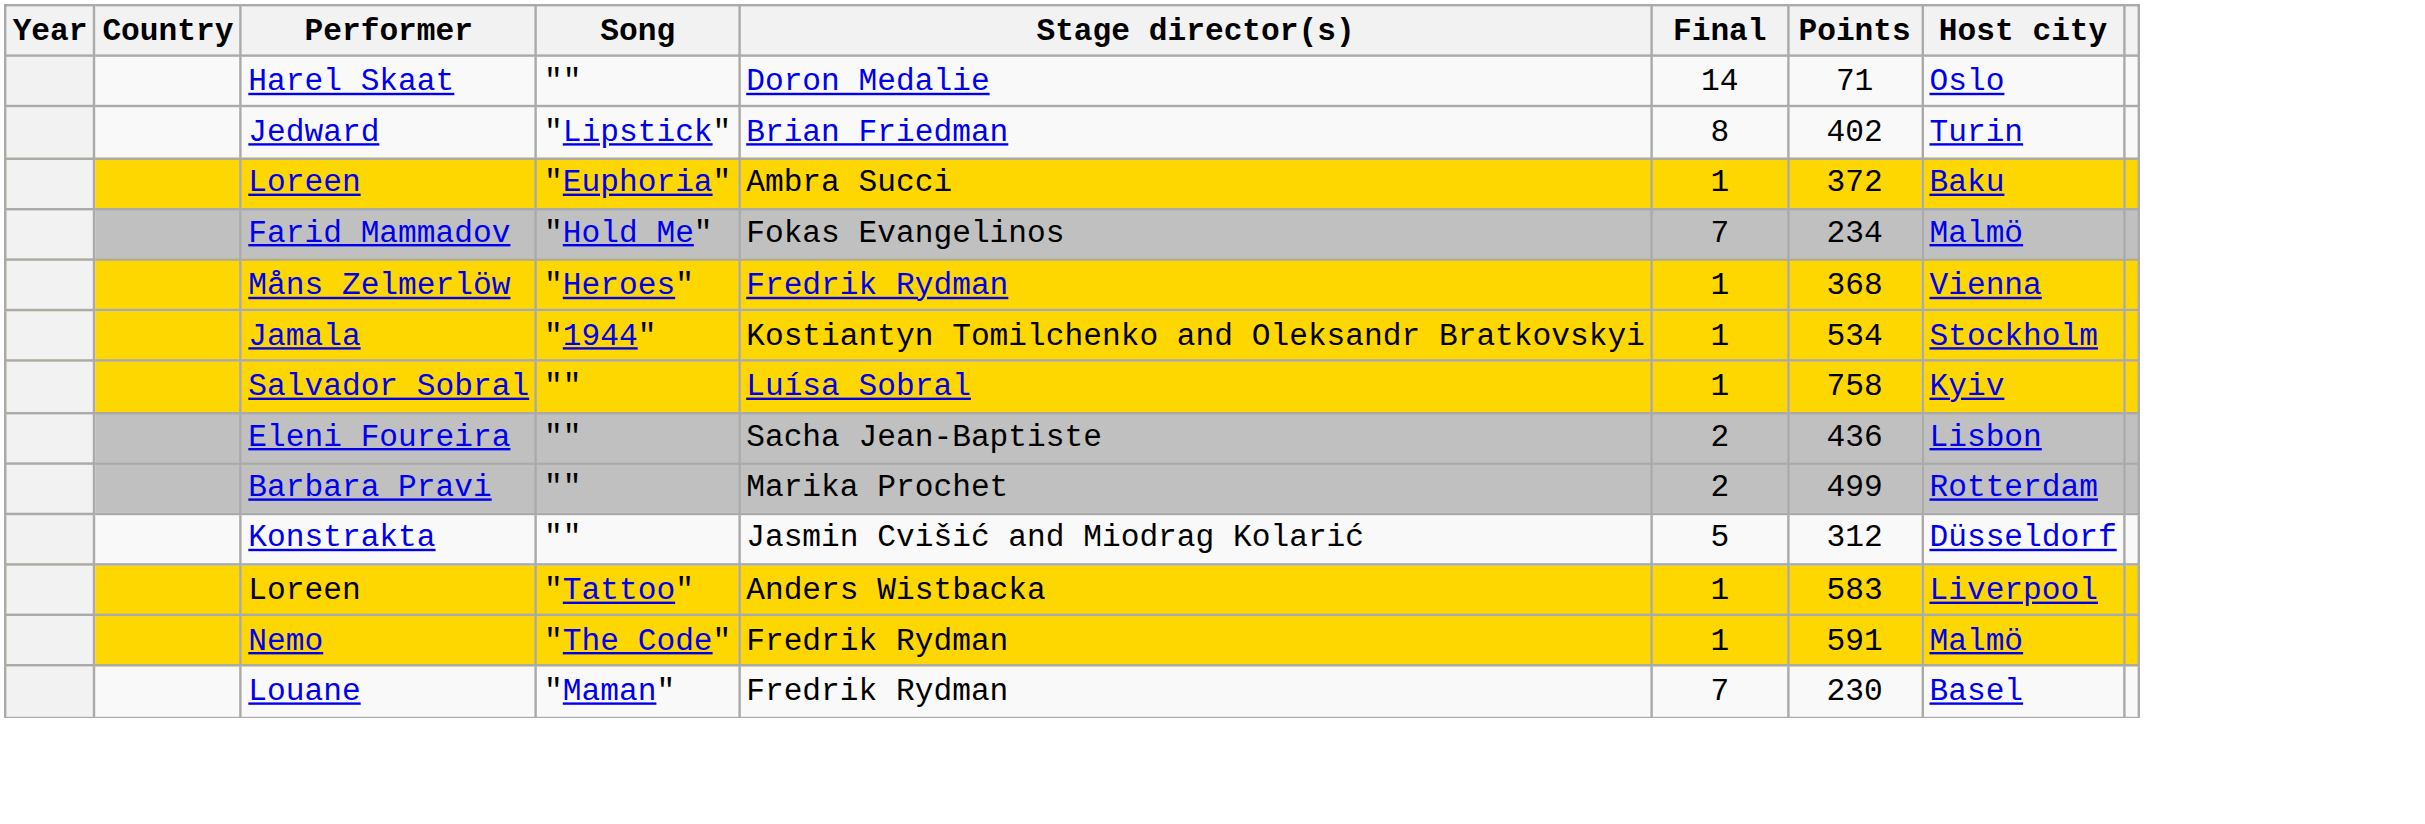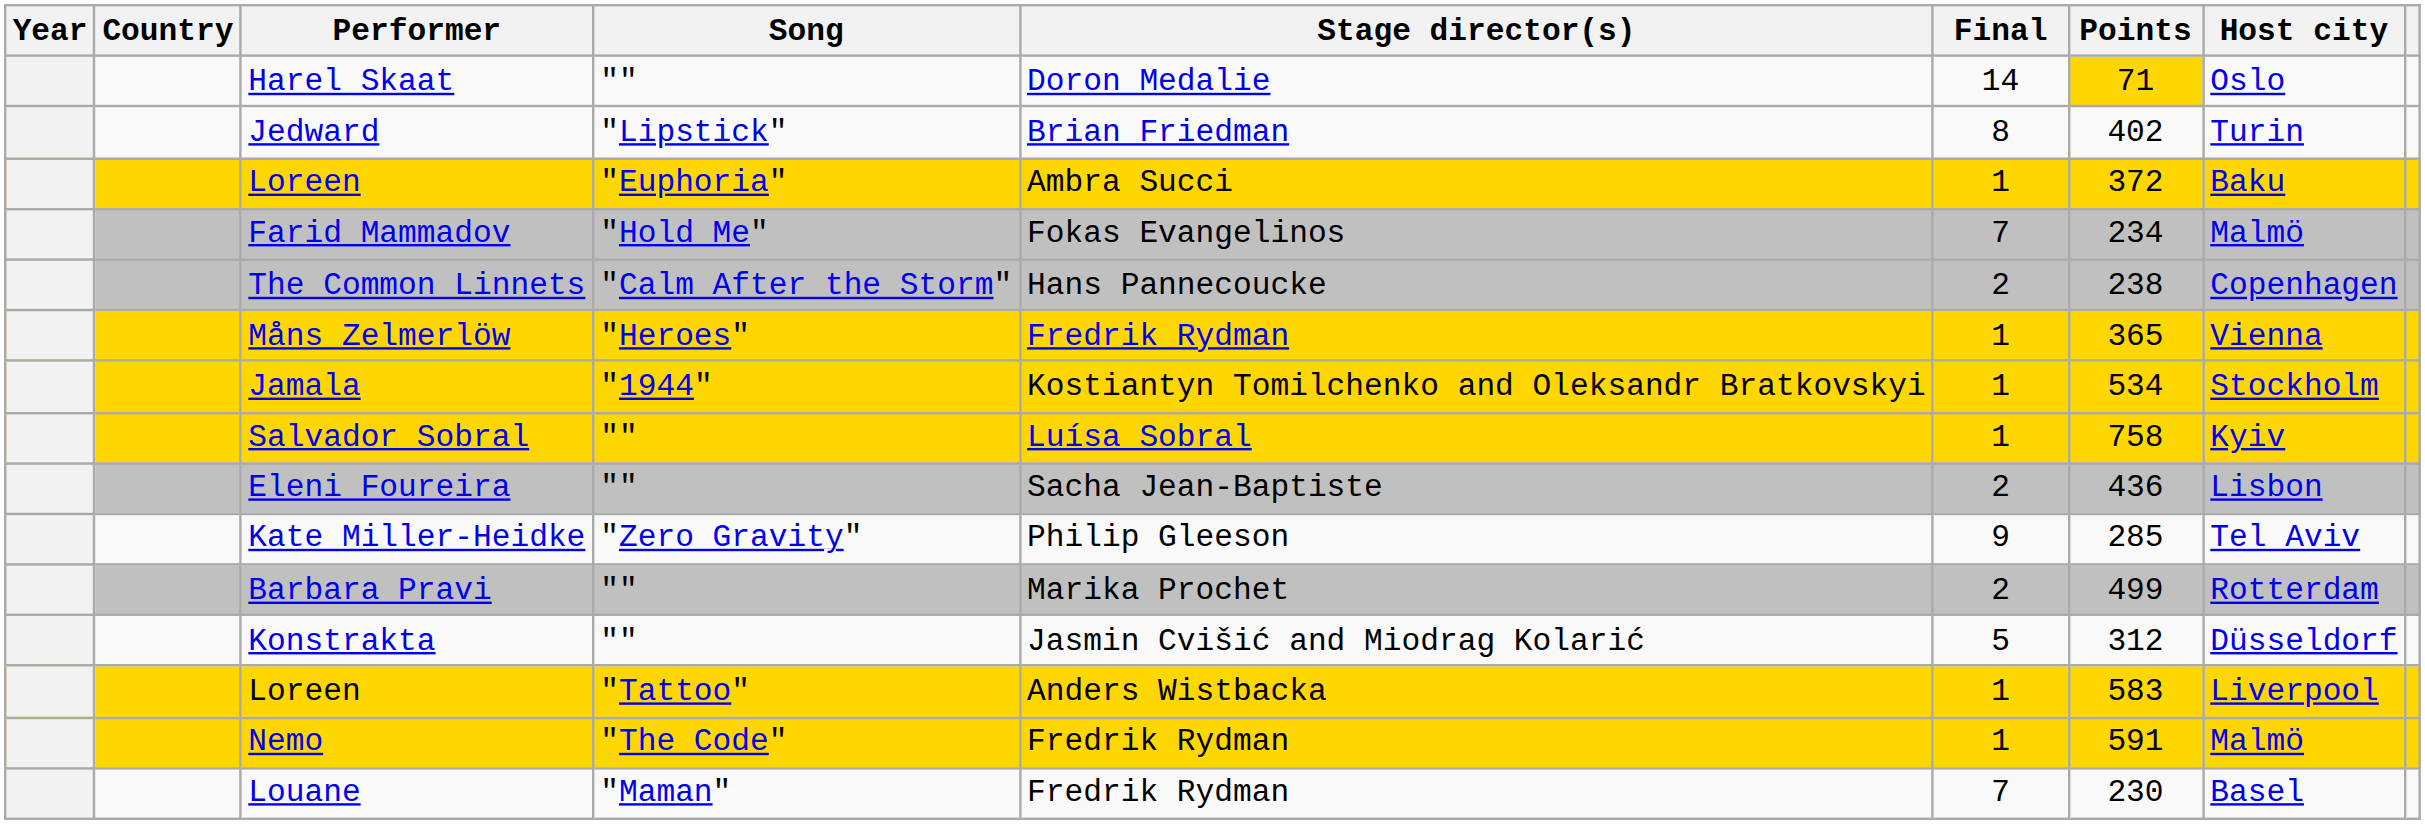(1855, 81) no background -> (2135, 81) gold background
+ row: (417, 285)
(1855, 285) 368 -> (2135, 336) 365
+ row: (417, 539)
